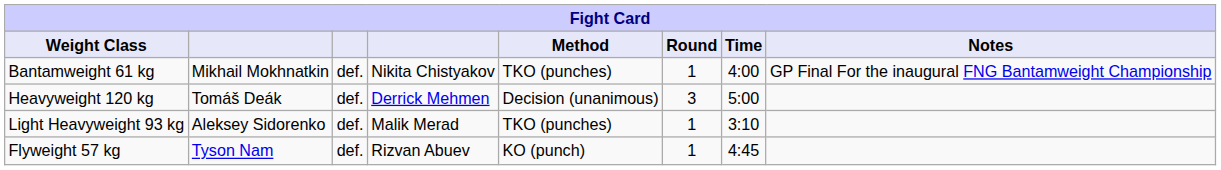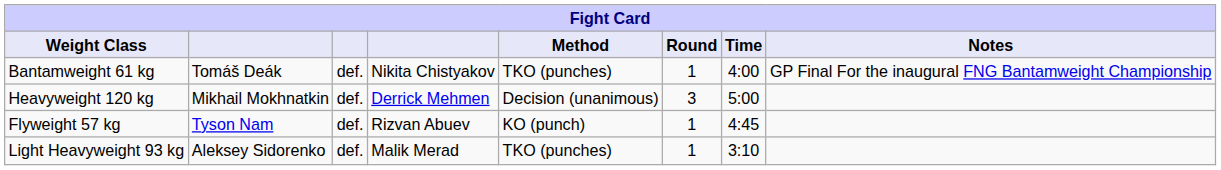(260, 71) Mikhail Mokhnatkin -> (237, 71) Tomáš Deák
(237, 97) Tomáš Deák -> (260, 97) Mikhail Mokhnatkin
rows swapped: (64, 151) <-> (96, 124)
